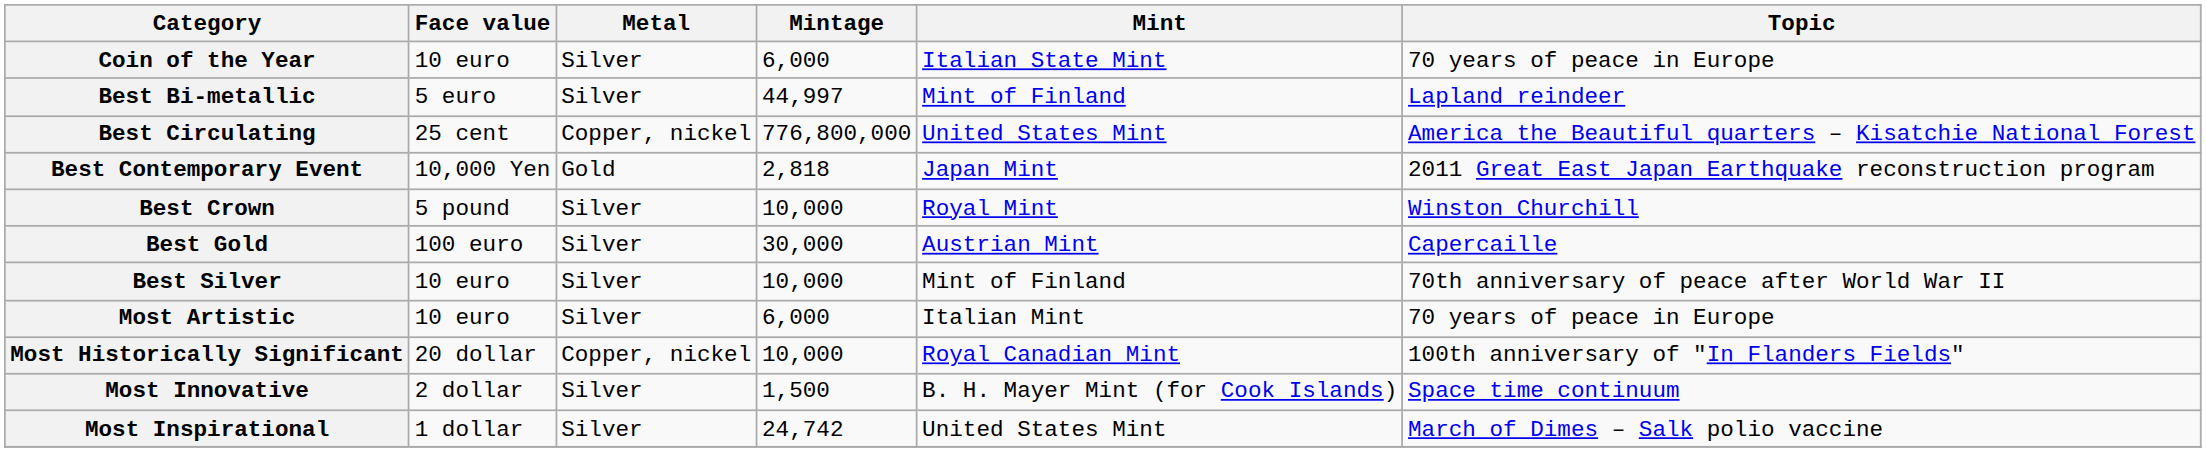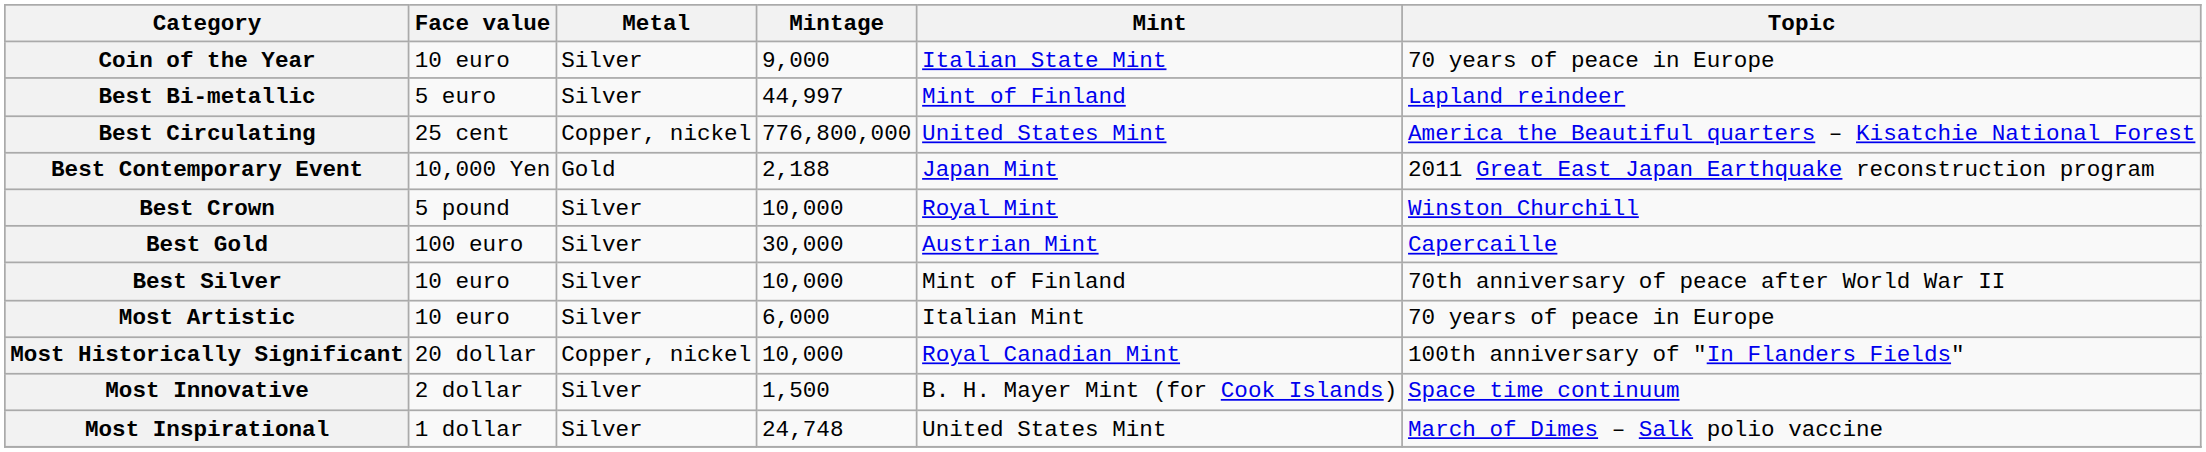(796, 60) 6,000 -> (796, 60) 9,000
(796, 171) 2,818 -> (796, 171) 2,188
(803, 429) 24,742 -> (803, 429) 24,748
